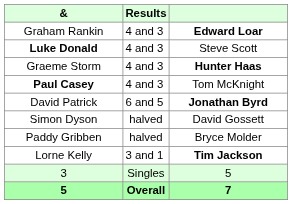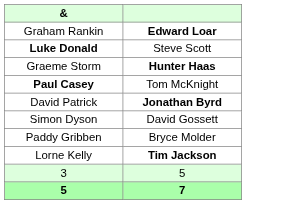- column: (146, 13)
